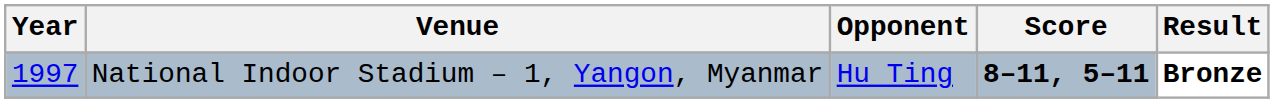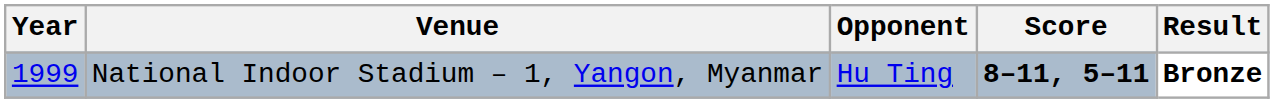(45, 75) 1997 -> (45, 75) 1999
